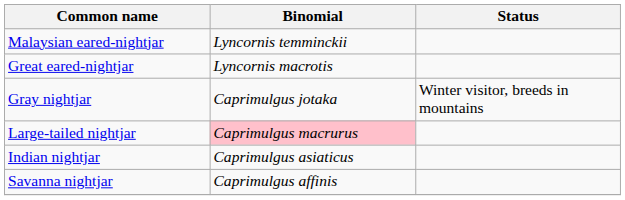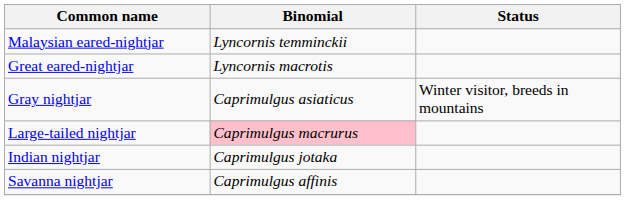(275, 99) Caprimulgus jotaka -> (284, 99) Caprimulgus asiaticus
(284, 157) Caprimulgus asiaticus -> (275, 157) Caprimulgus jotaka
